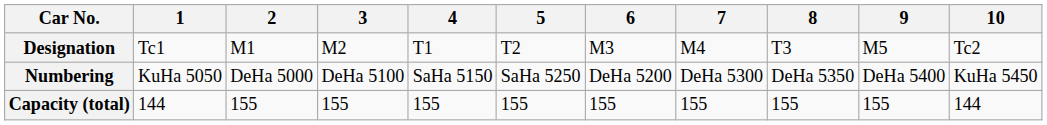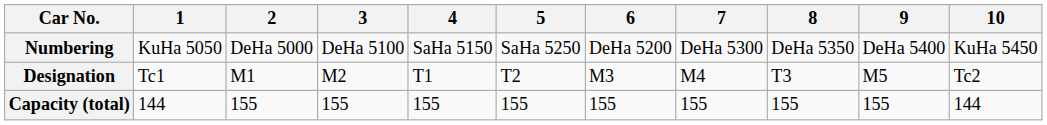rows swapped: (69, 47) <-> (69, 76)
